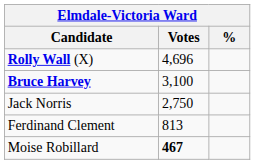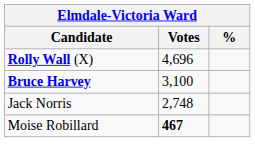(178, 103) 2,750 -> (178, 103) 2,748
- row: (61, 125)
